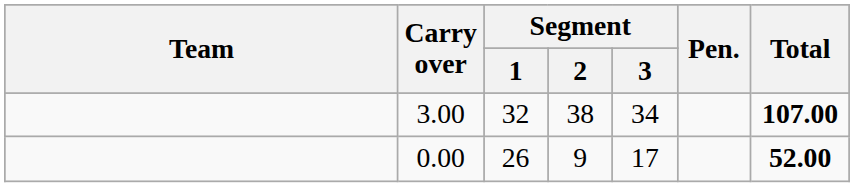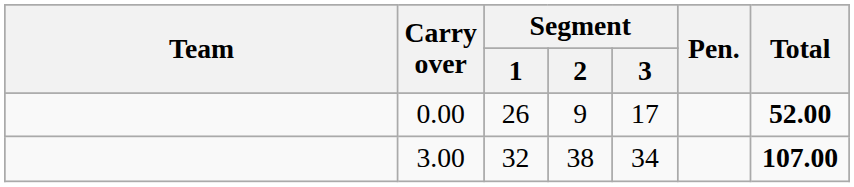rows swapped: (441, 114) <-> (441, 158)
